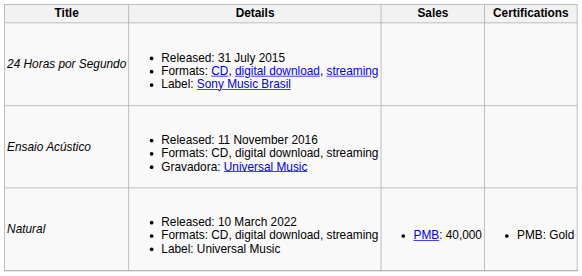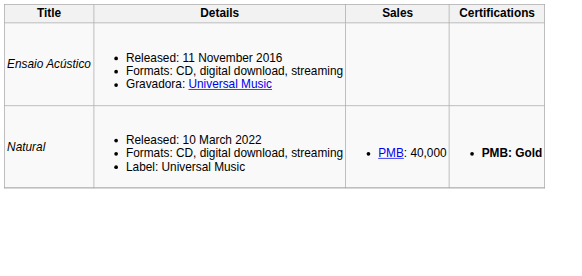- row: (67, 64)
(531, 236) normal -> (497, 153) bold
